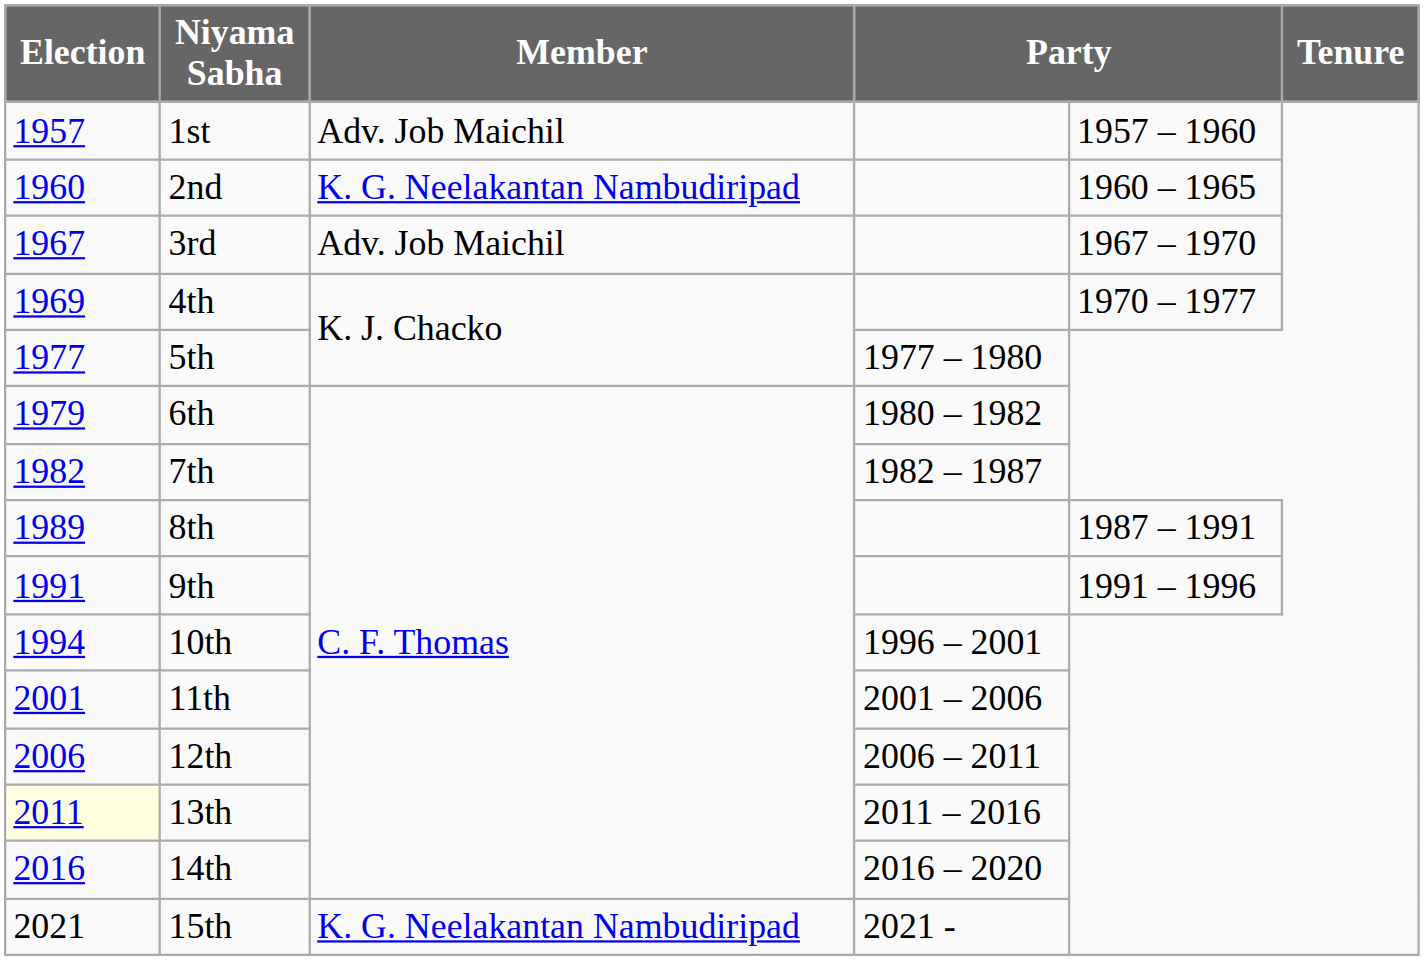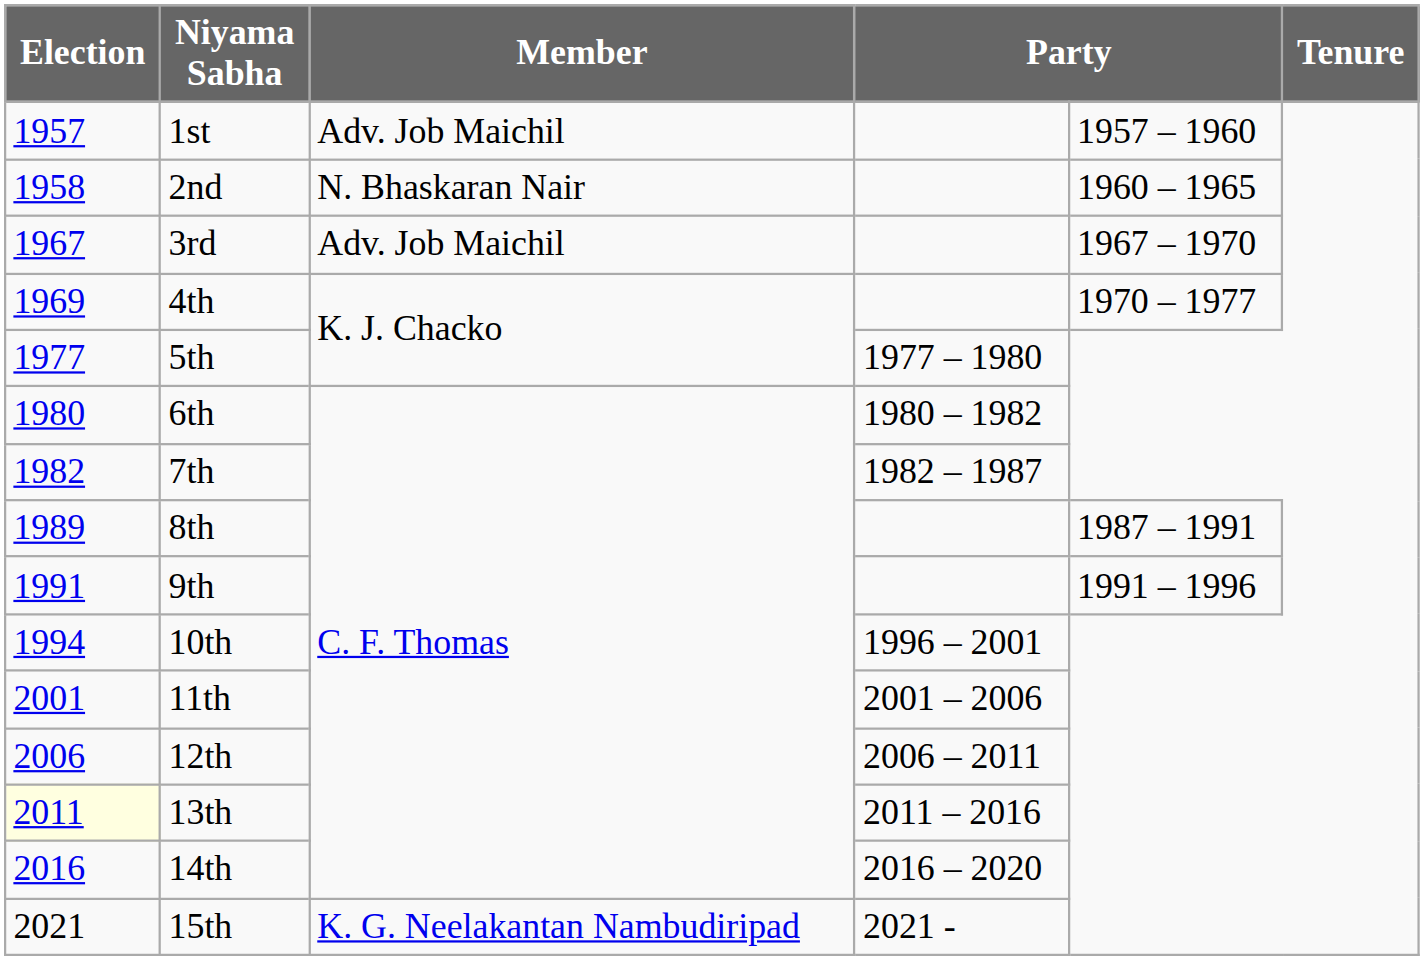(49, 186) 1960 -> (49, 186) 1958
(559, 186) K. G. Neelakantan Nambudiripad -> (451, 186) N. Bhaskaran Nair
(49, 414) 1979 -> (49, 414) 1980
